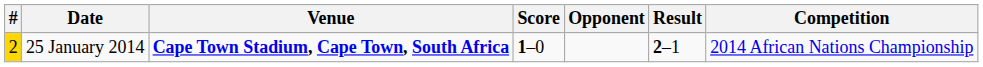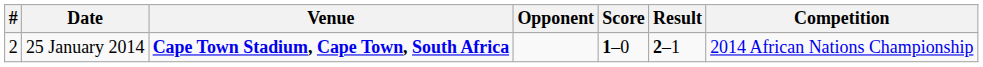columns swapped: (606, 18) <-> (539, 18)
(13, 47) gold background -> (13, 47) no background
